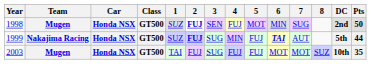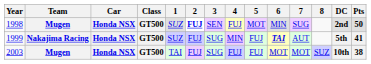(195, 38) bold -> (195, 38) normal
(359, 38) 44 -> (359, 38) 41
(359, 51) 35 -> (359, 51) 38
